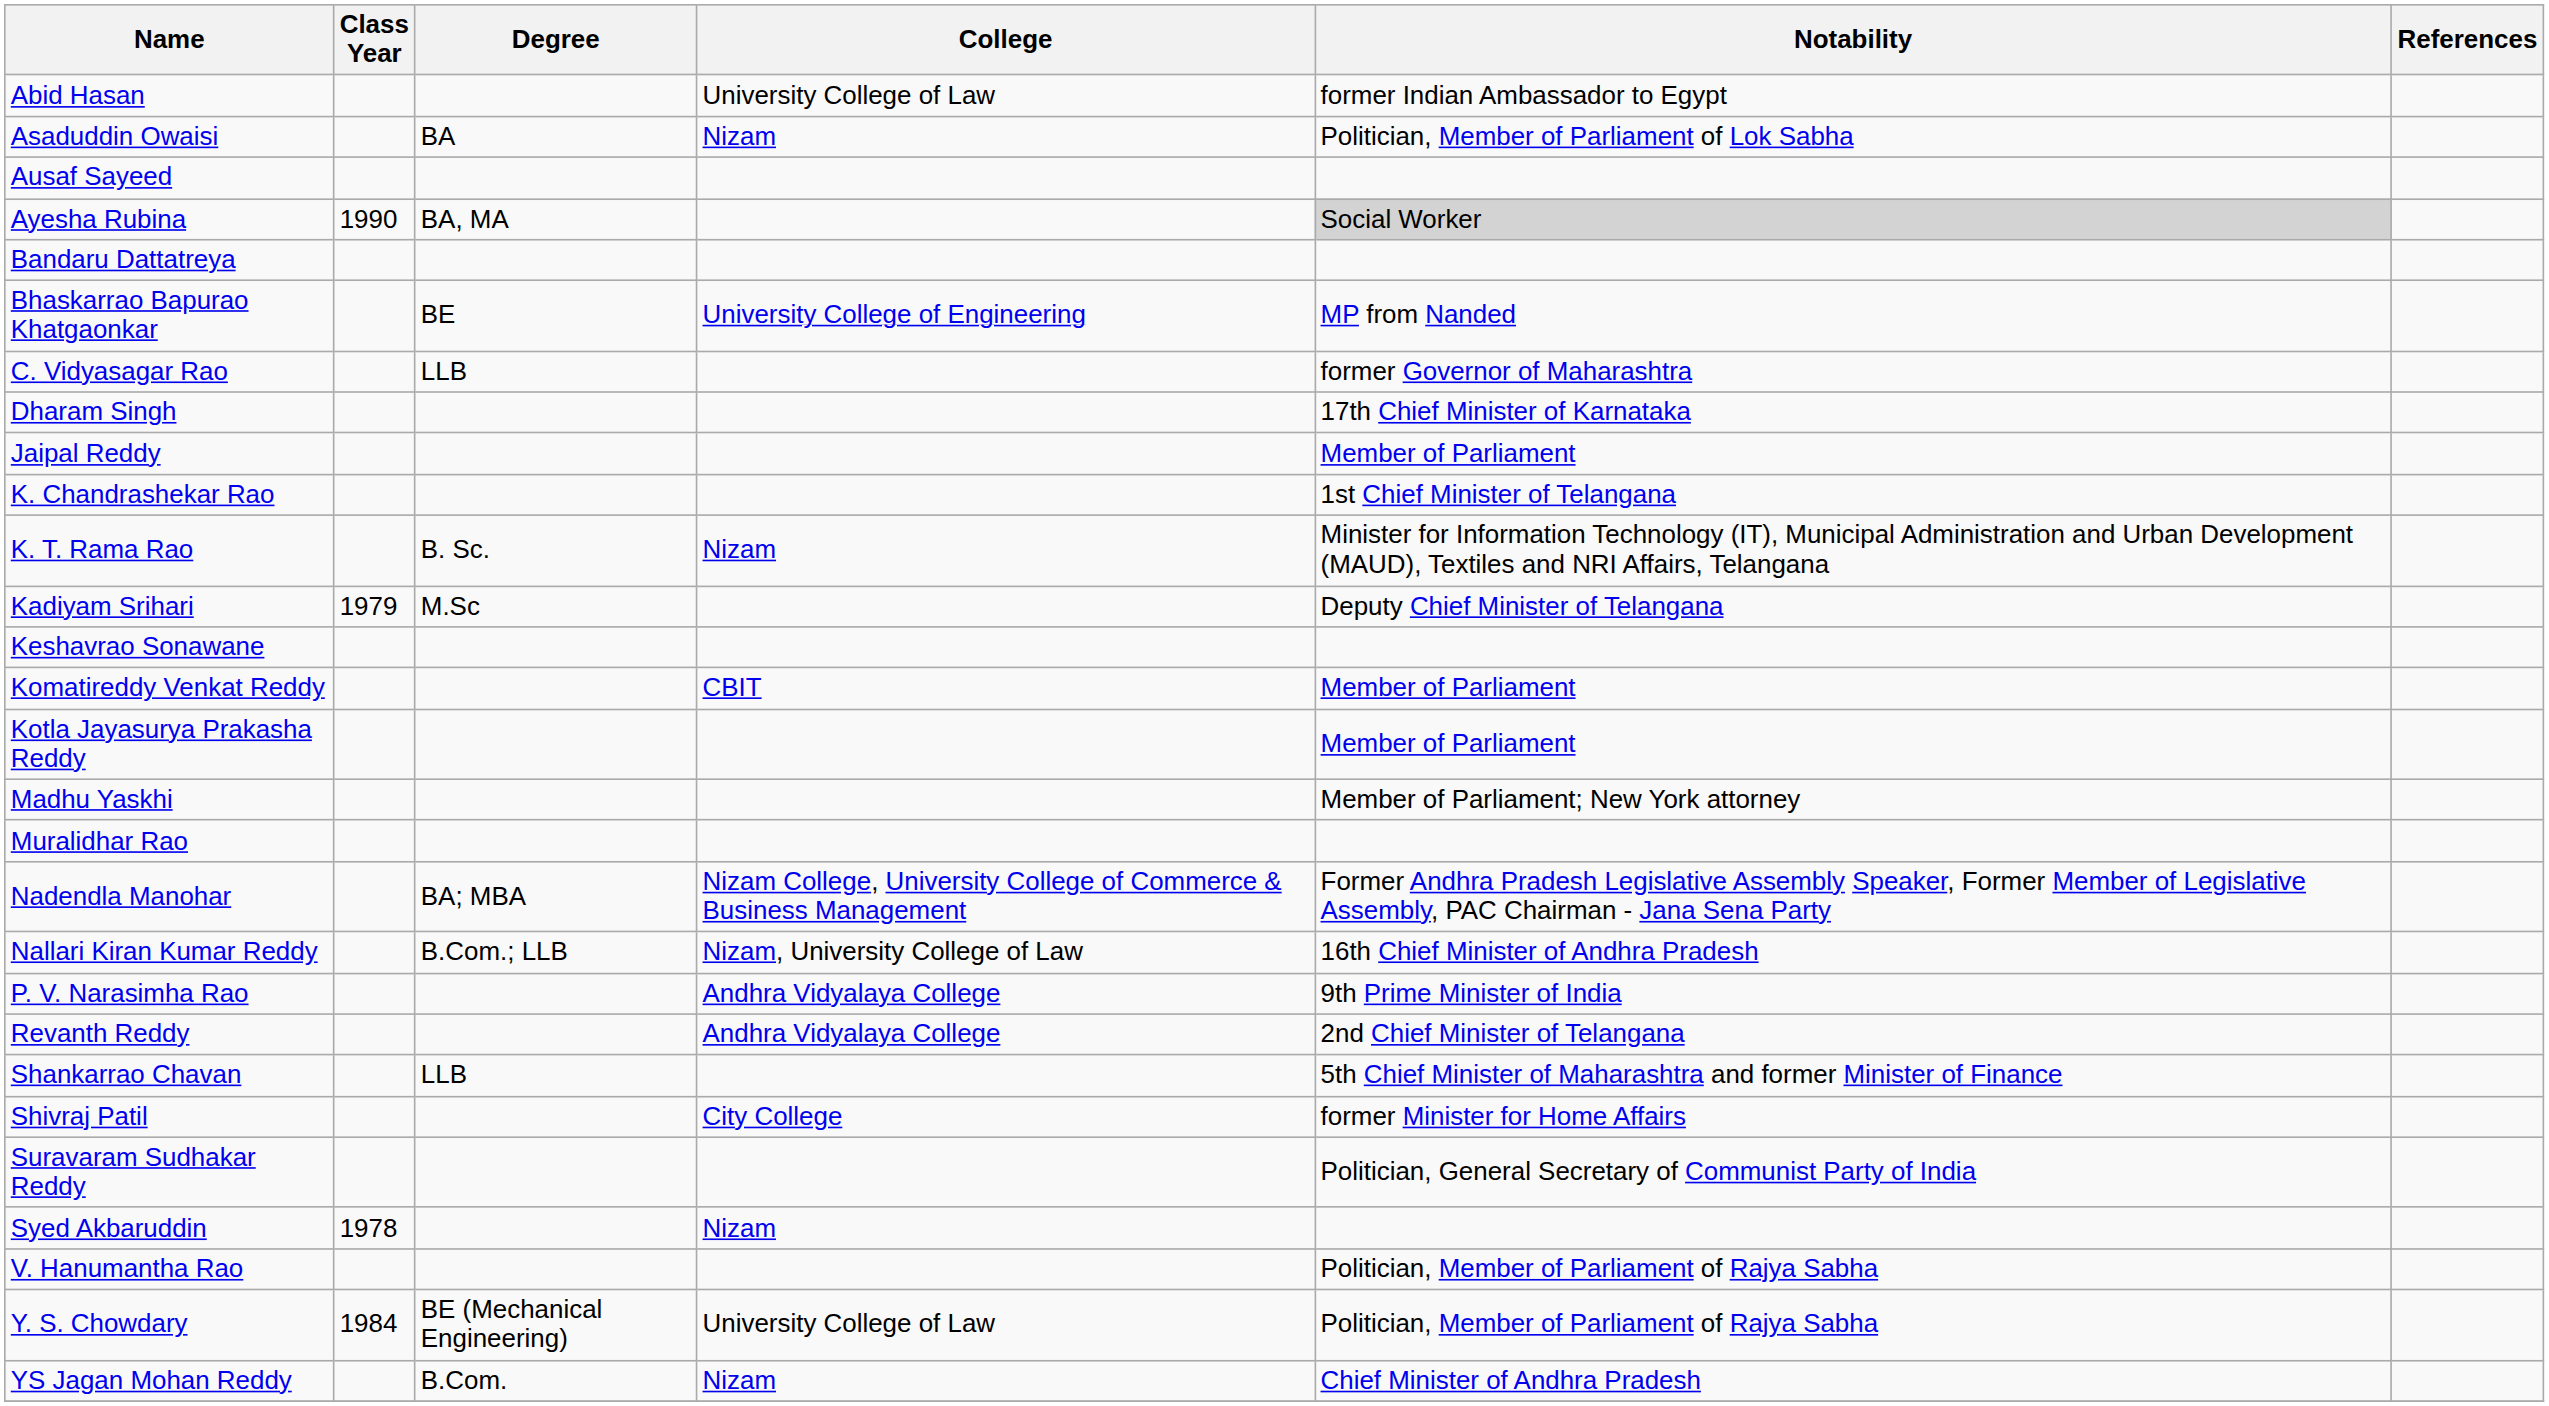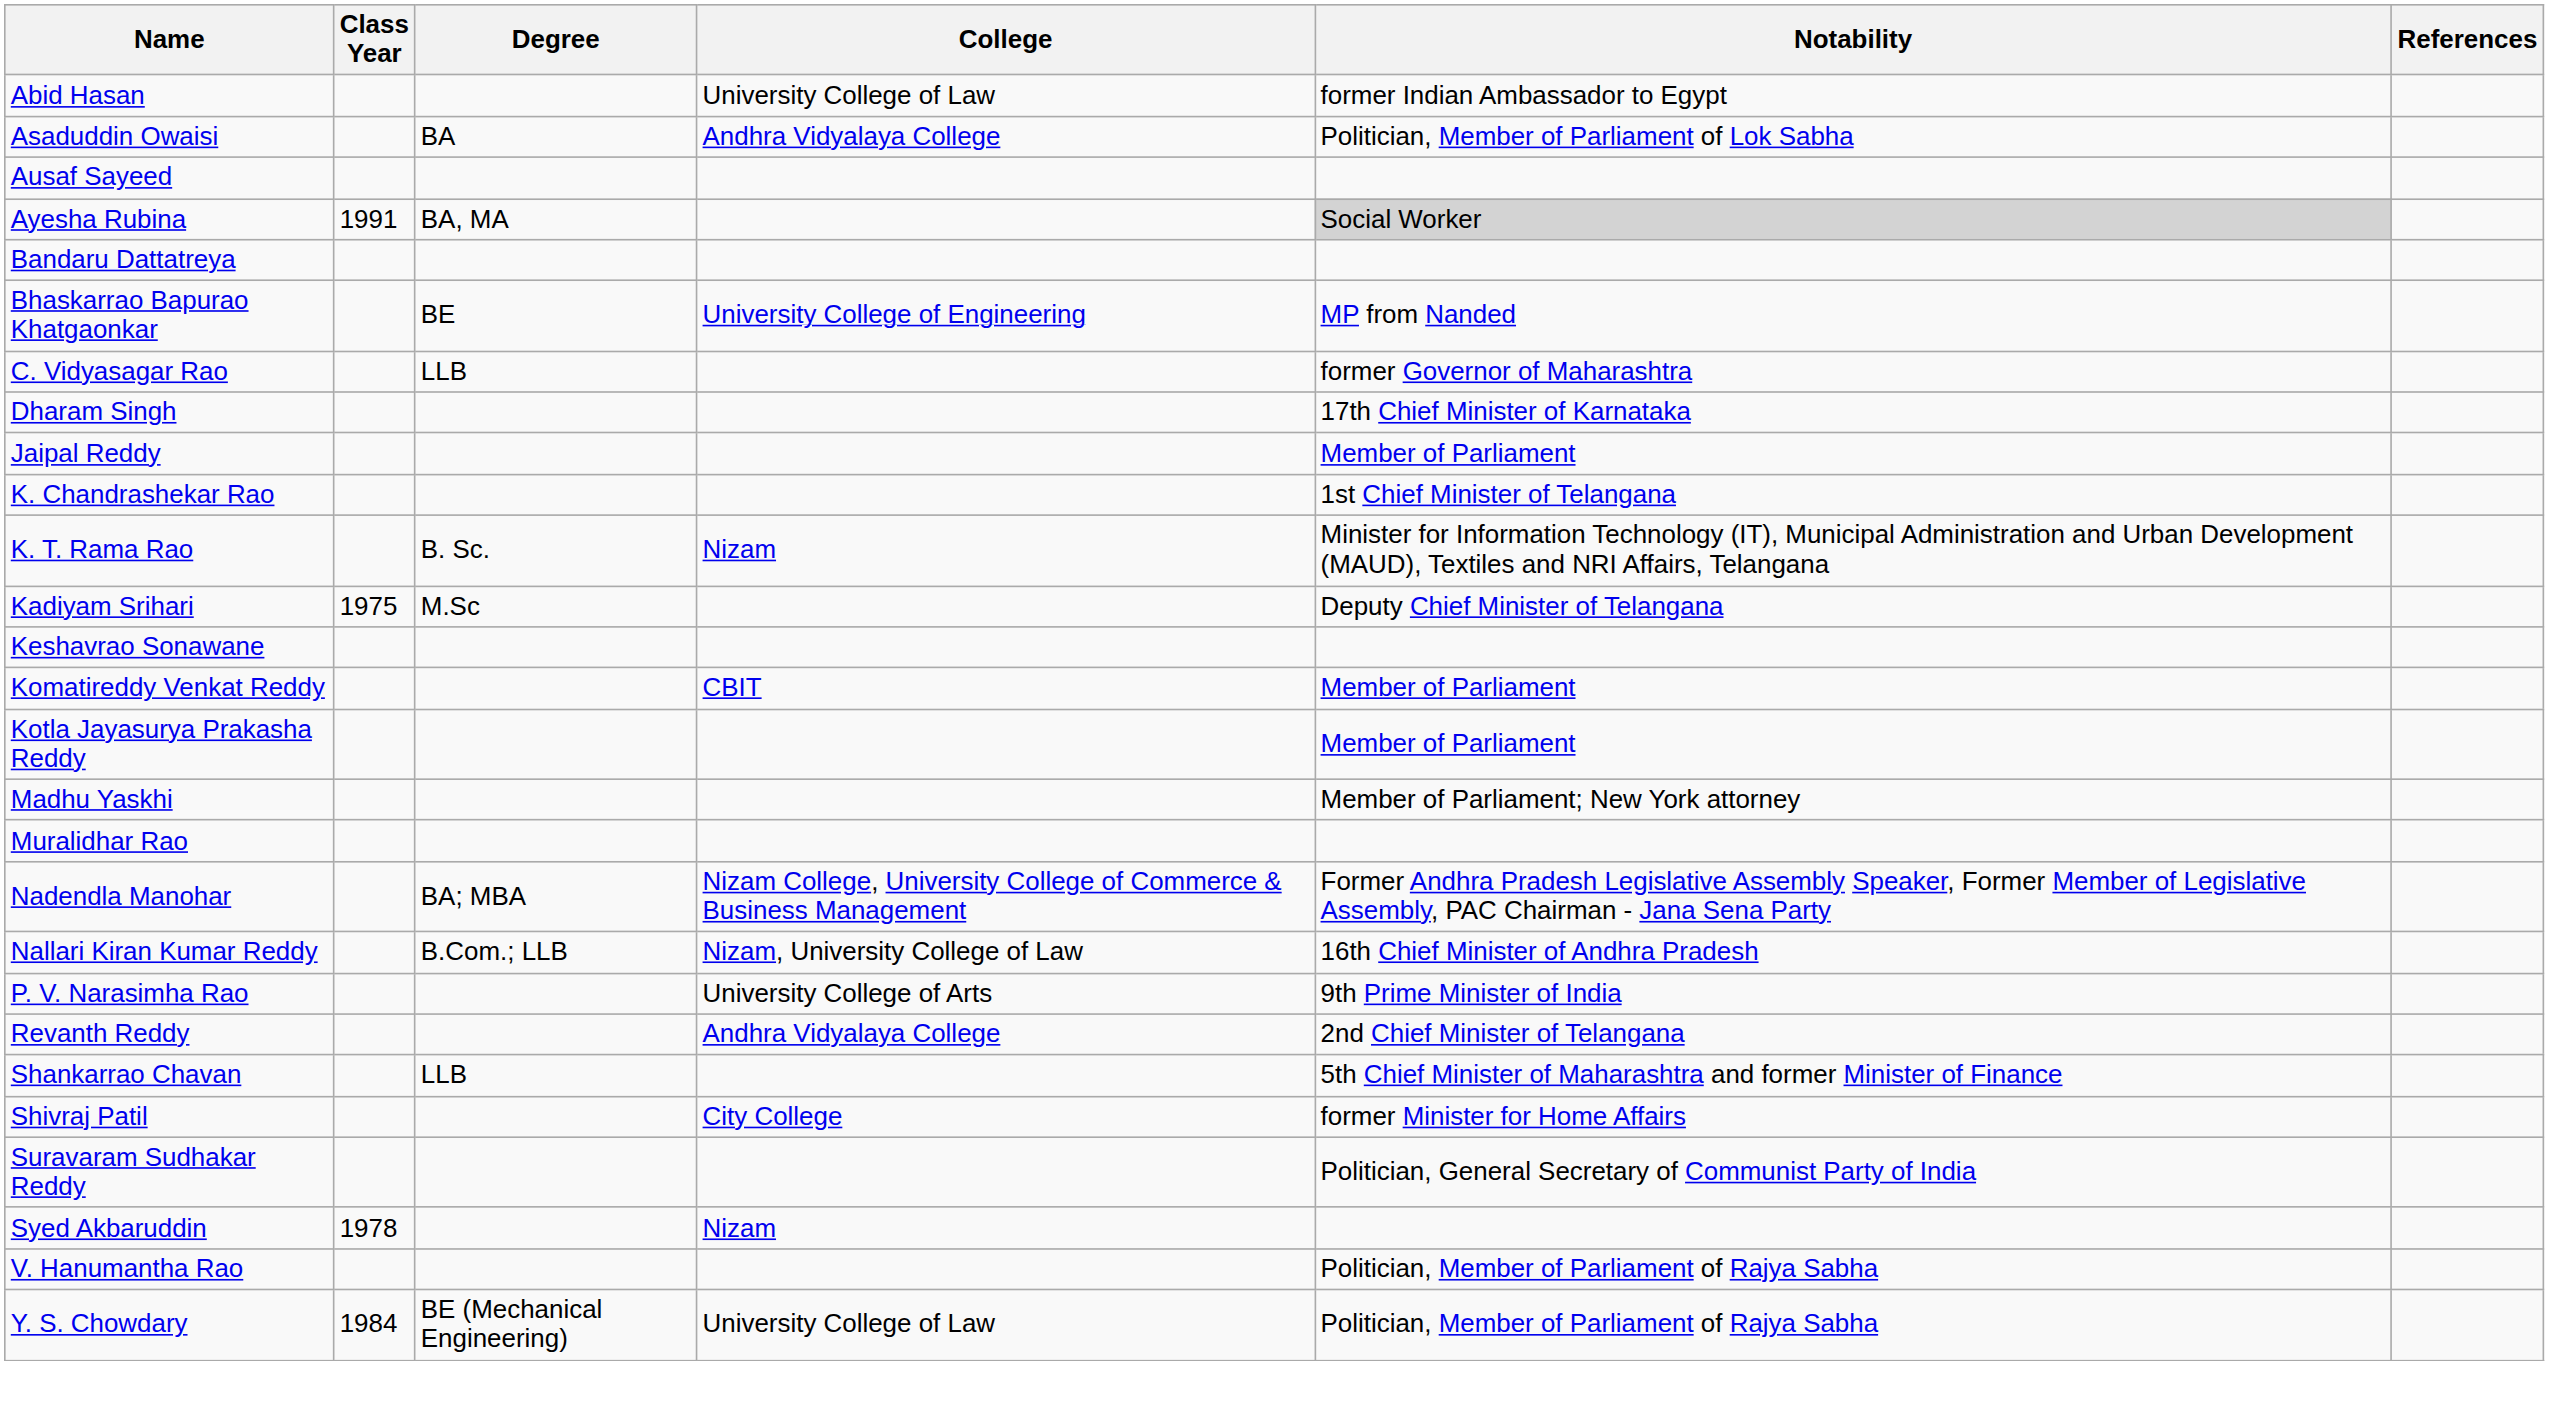(739, 136) Nizam -> (851, 136) Andhra Vidyalaya College
(369, 218) 1990 -> (369, 218) 1991
(369, 605) 1979 -> (369, 605) 1975
(851, 993) Andhra Vidyalaya College -> (847, 993) University College of Arts
- row: (151, 1380)
